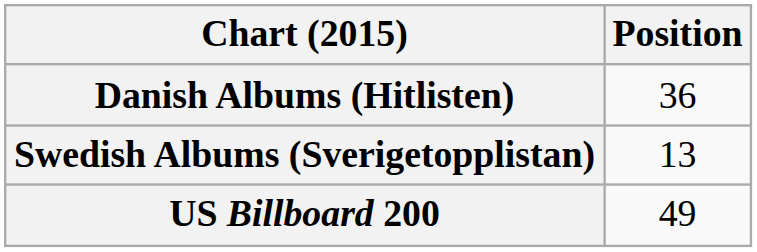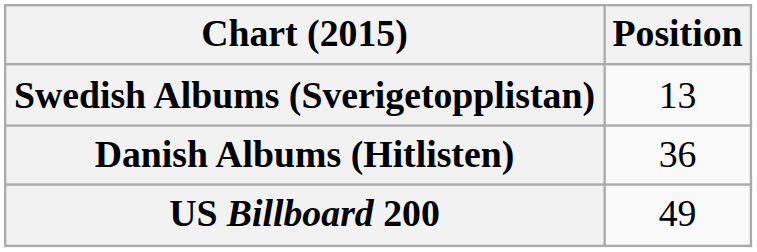rows swapped: (304, 94) <-> (304, 154)
